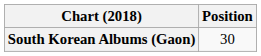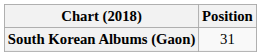(227, 39) 30 -> (227, 39) 31
